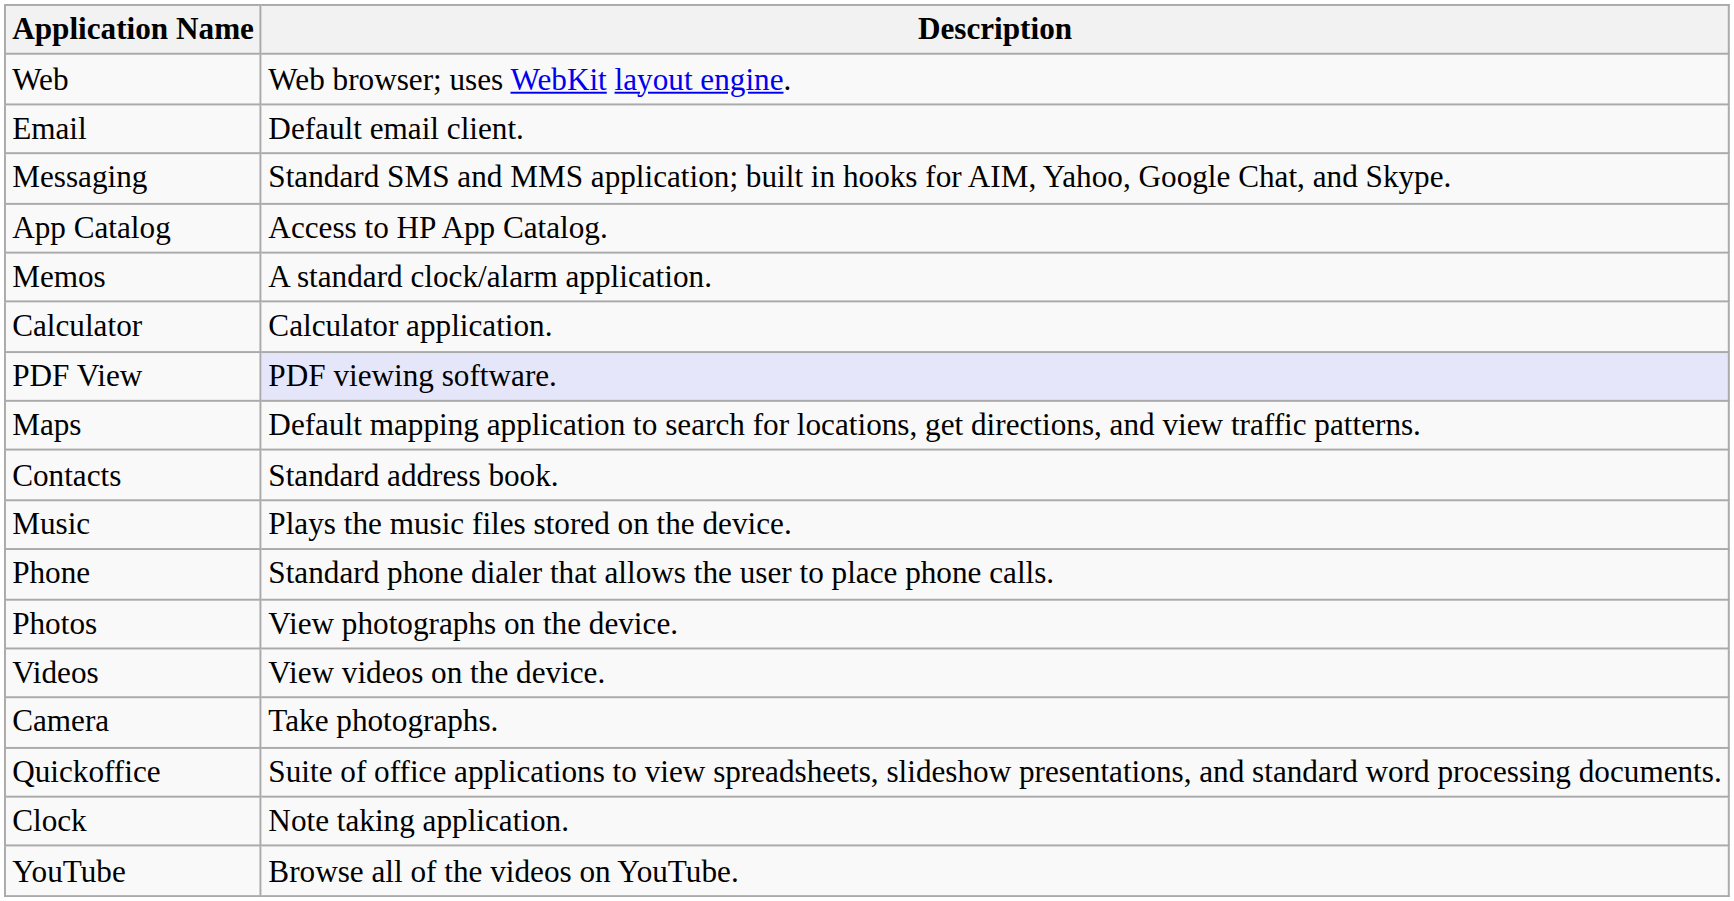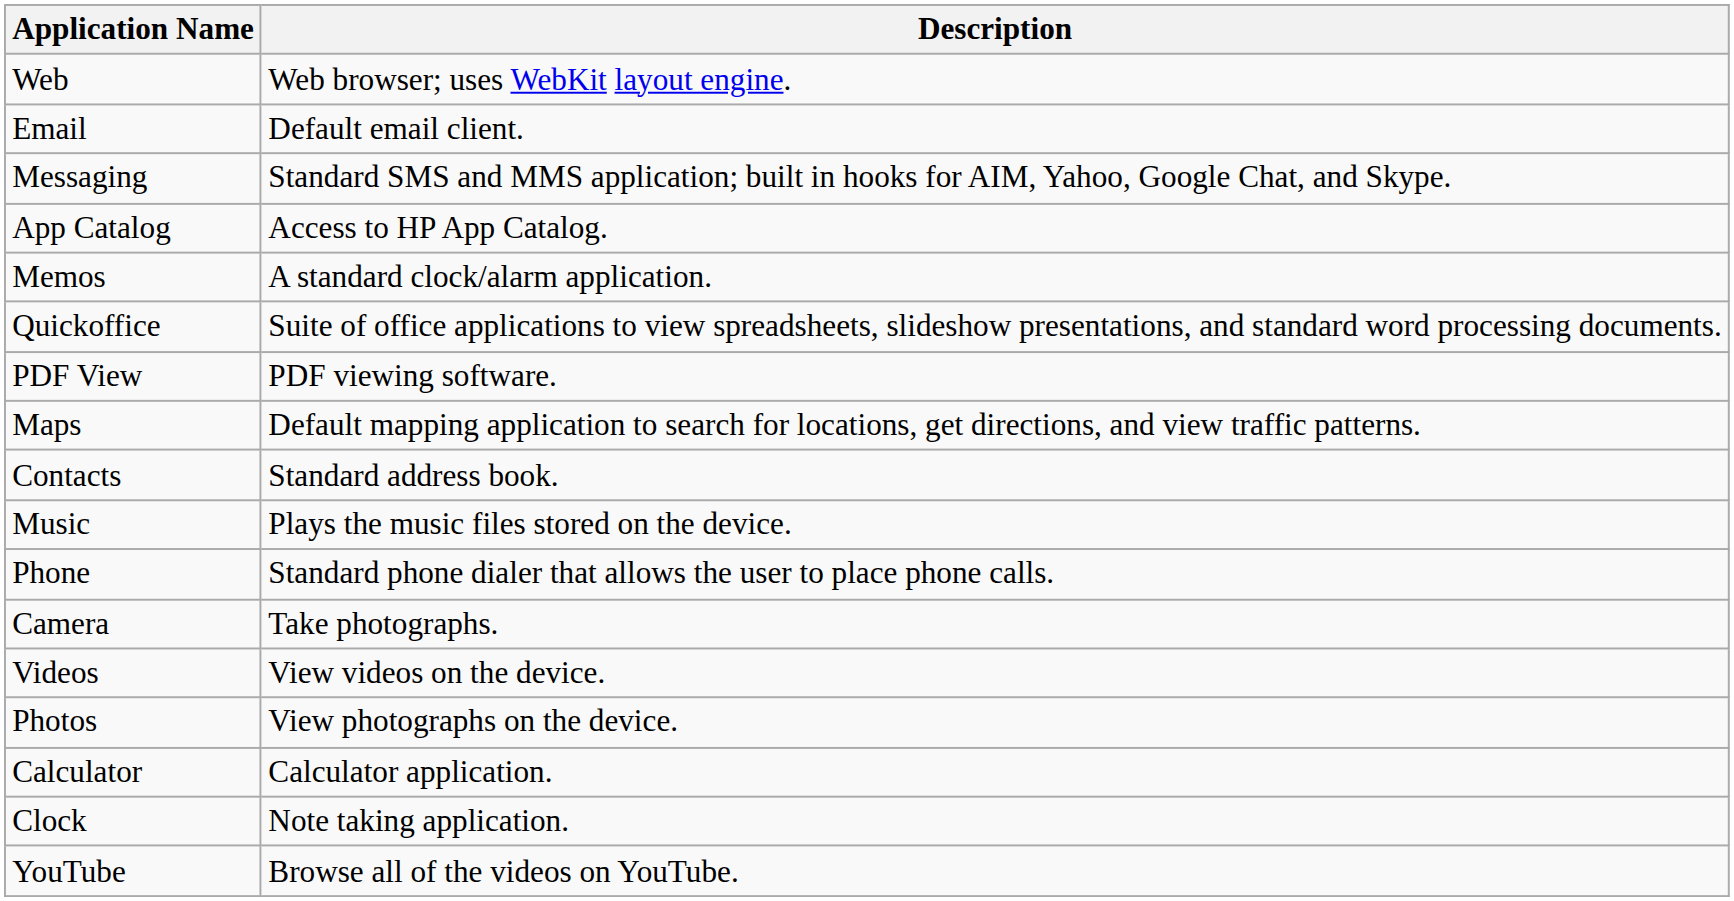rows swapped: (86, 771) <-> (77, 326)
(413, 375) lavender background -> (413, 375) no background
rows swapped: (55, 623) <-> (61, 721)
